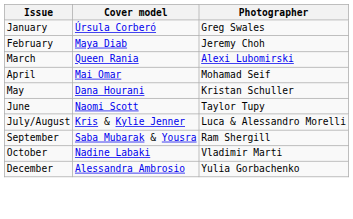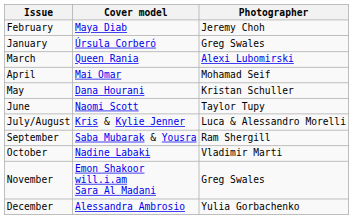rows swapped: (27, 28) <-> (30, 44)
+ row: (30, 180)
